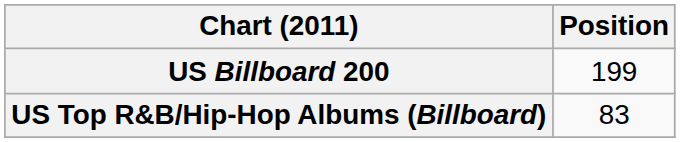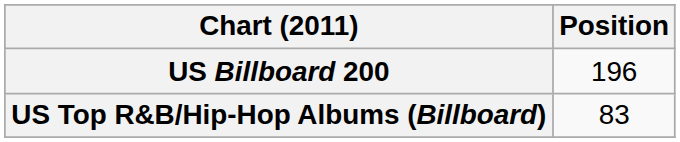(614, 70) 199 -> (614, 70) 196
